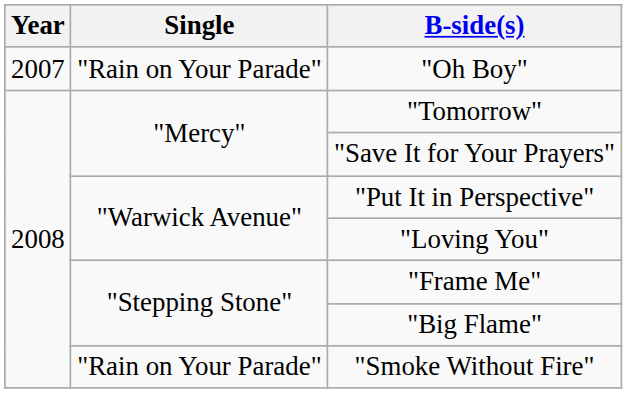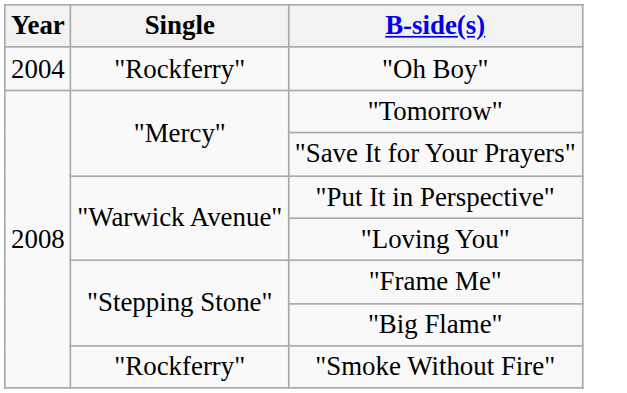(38, 68) 2007 -> (38, 68) 2004
(199, 68) "Rain on Your Parade" -> (180, 68) "Rockferry"
(199, 366) "Rain on Your Parade" -> (180, 366) "Rockferry"
